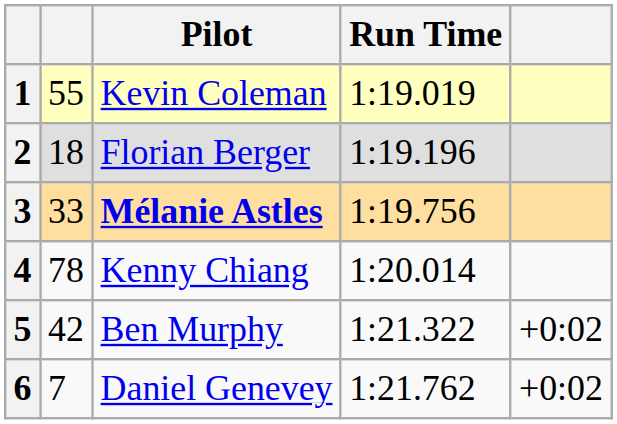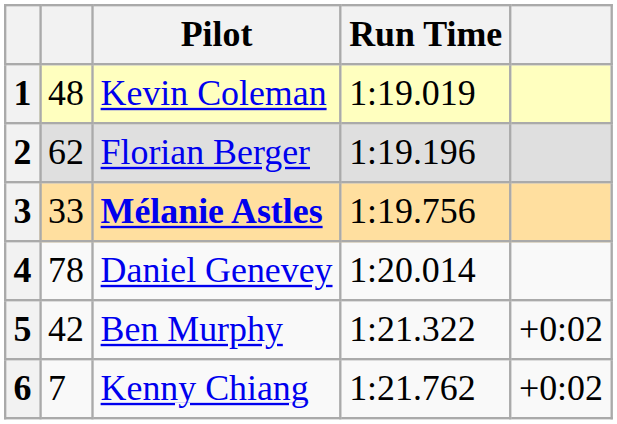(66, 93) 55 -> (66, 93) 48
(66, 152) 18 -> (66, 152) 62
(205, 270) Kenny Chiang -> (217, 270) Daniel Genevey
(217, 389) Daniel Genevey -> (205, 389) Kenny Chiang
